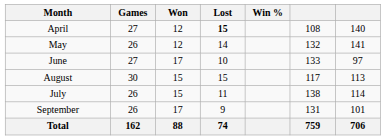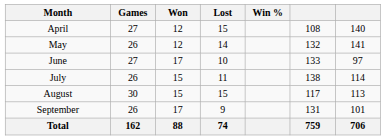(223, 28) bold -> (223, 28) normal
rows swapped: (58, 94) <-> (58, 77)
